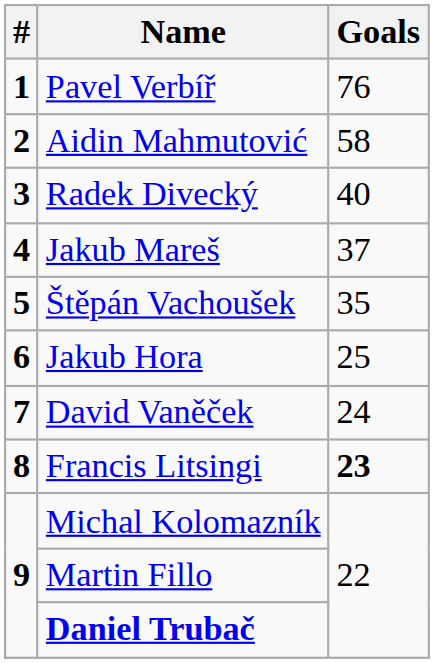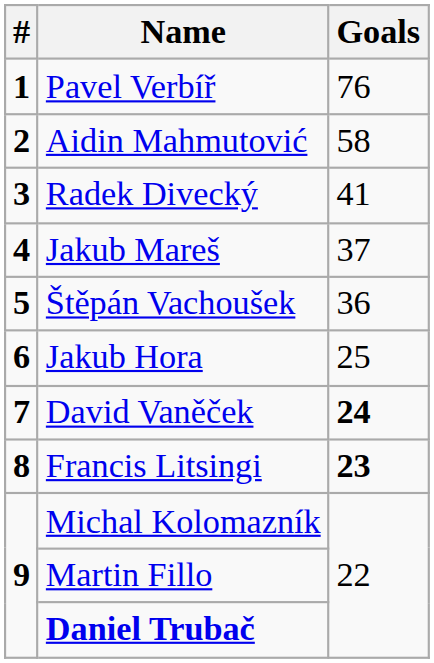(354, 194) 40 -> (354, 194) 41
(354, 303) 35 -> (354, 303) 36
(354, 411) normal -> (354, 411) bold
